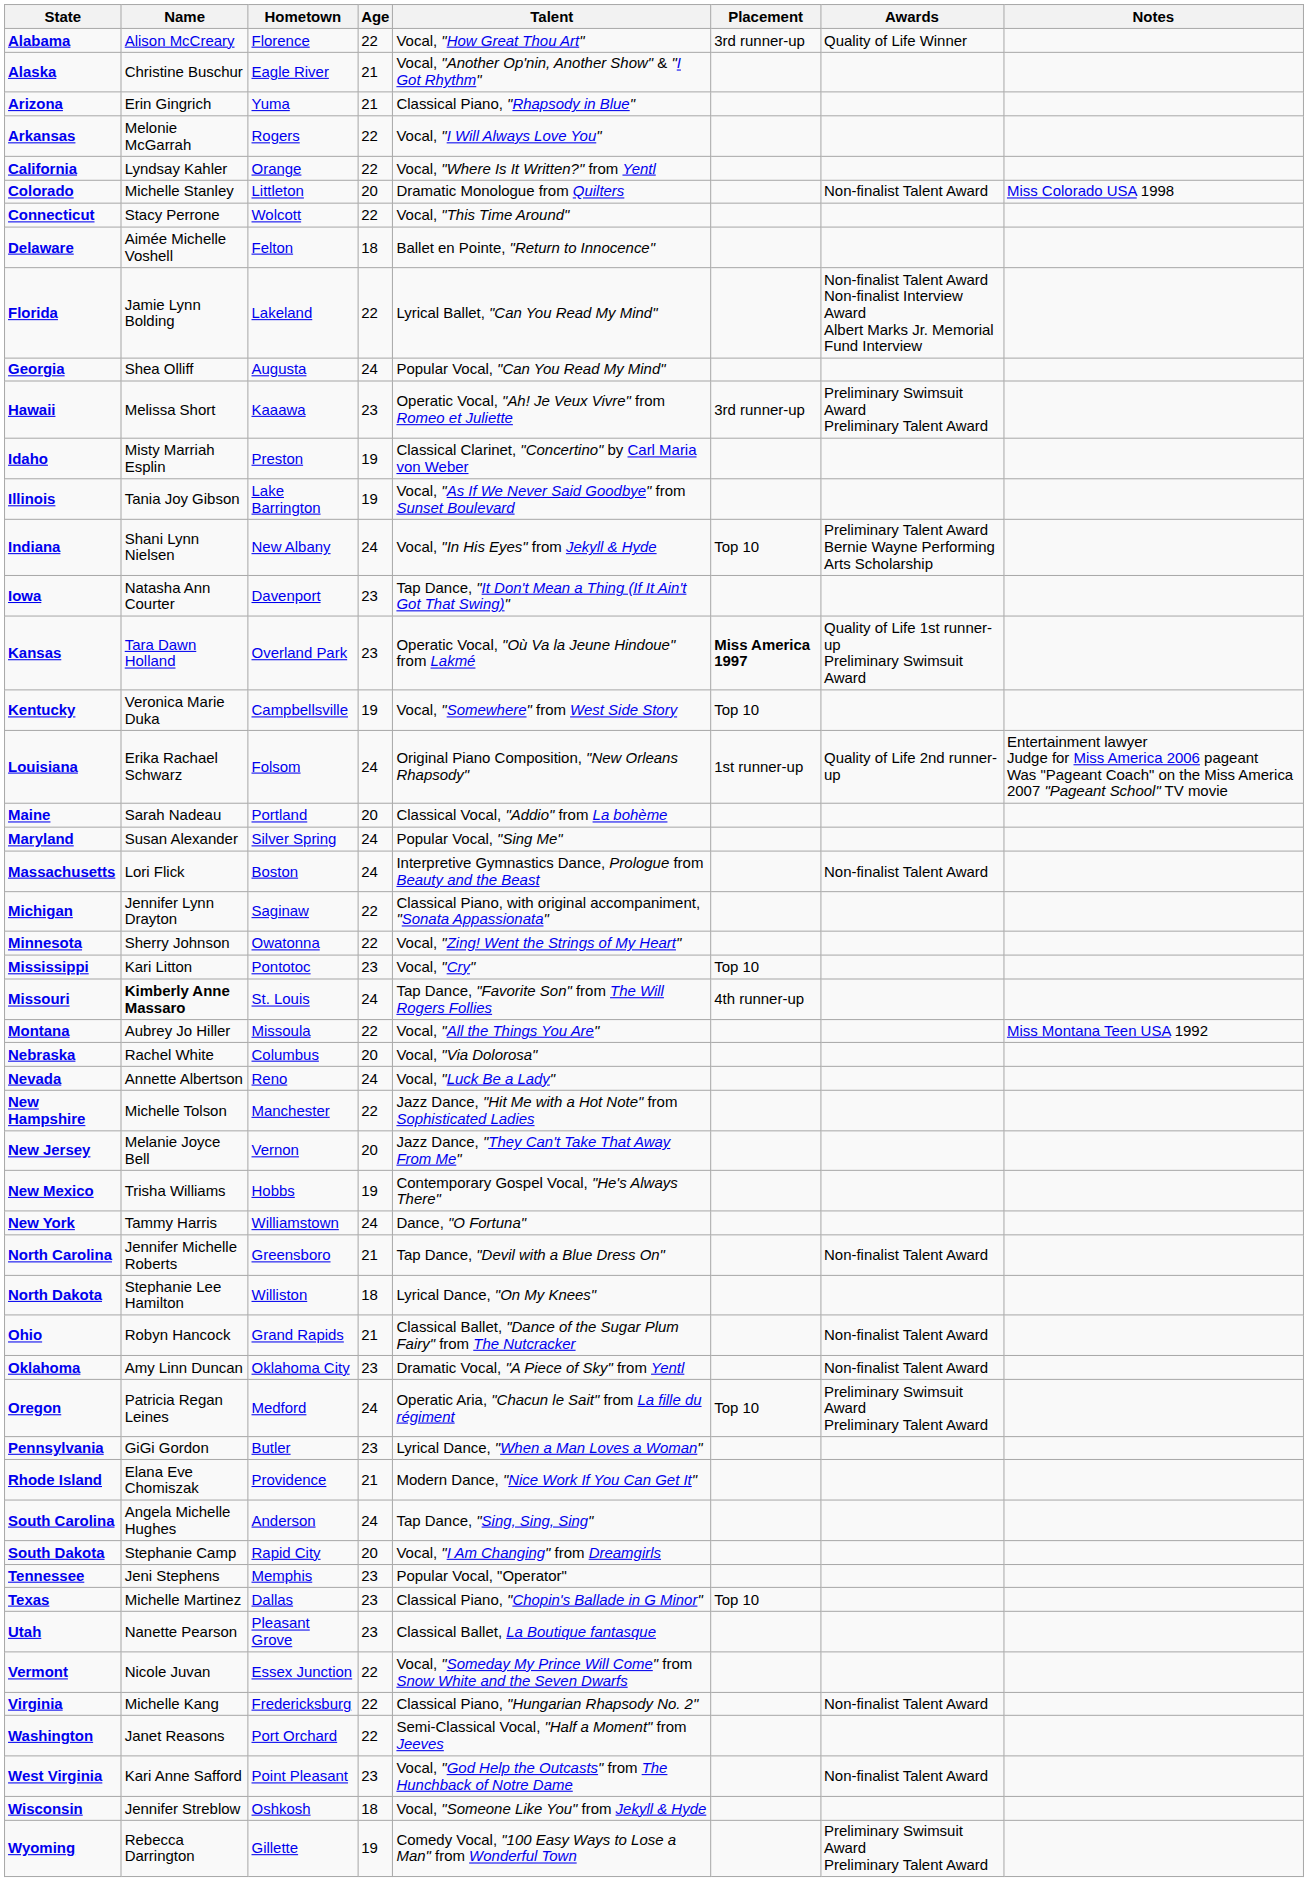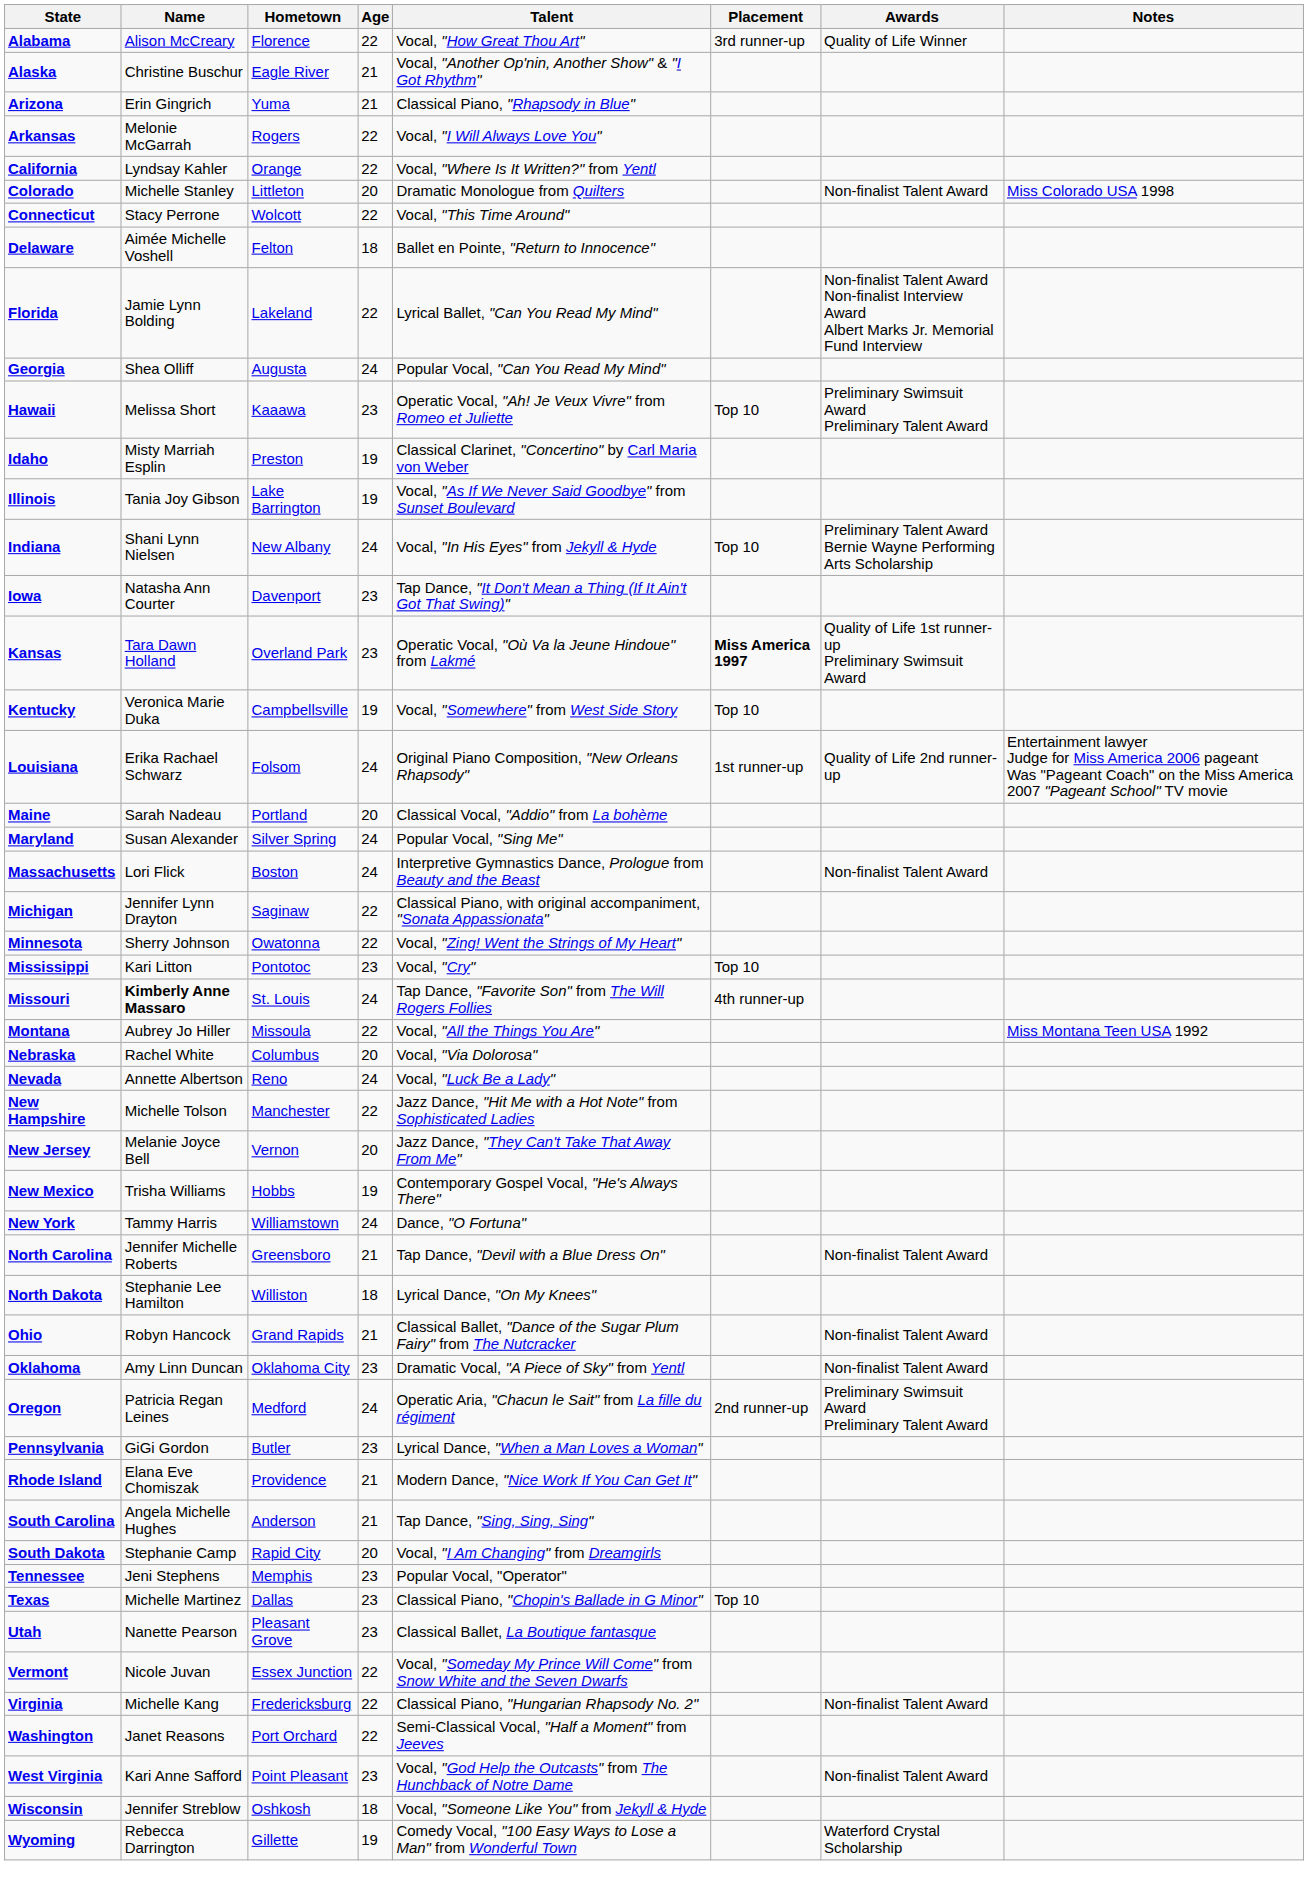(760, 410) 3rd runner-up -> (737, 410) Top 10
(737, 1408) Top 10 -> (761, 1408) 2nd runner-up
(369, 1521) 24 -> (369, 1521) 21
(906, 1849) Preliminary Swimsuit Award Preliminary Talent Award -> (882, 1840) Waterford Crystal Scholarship
